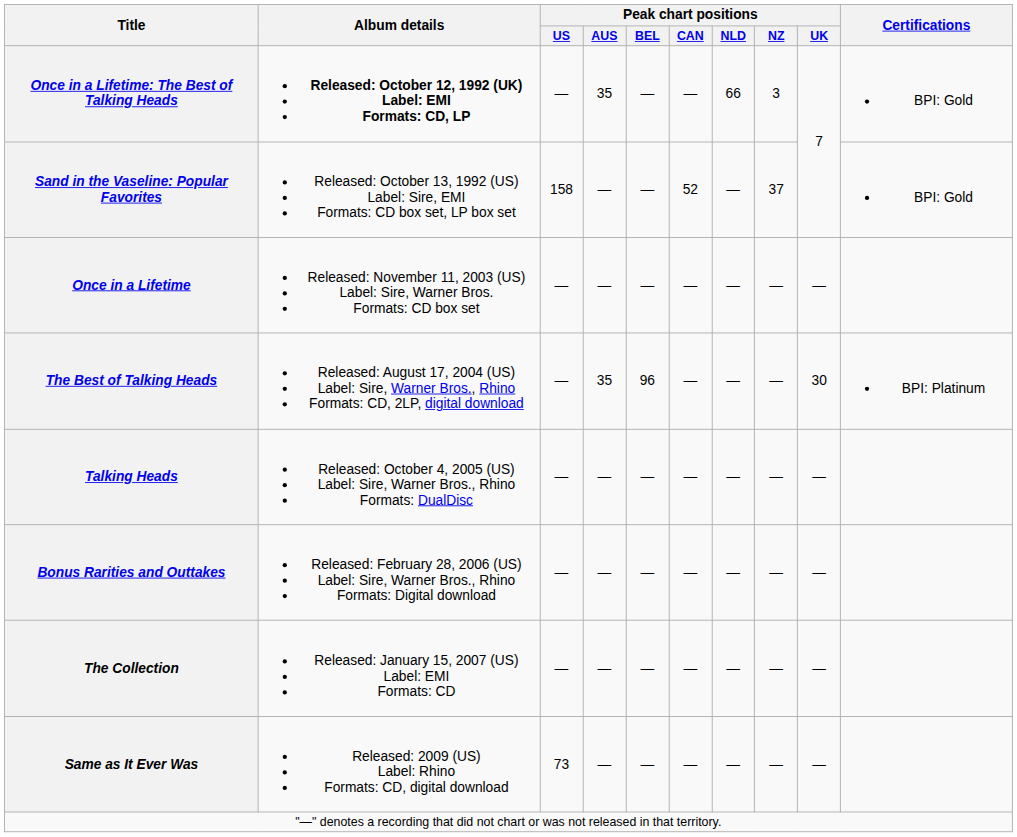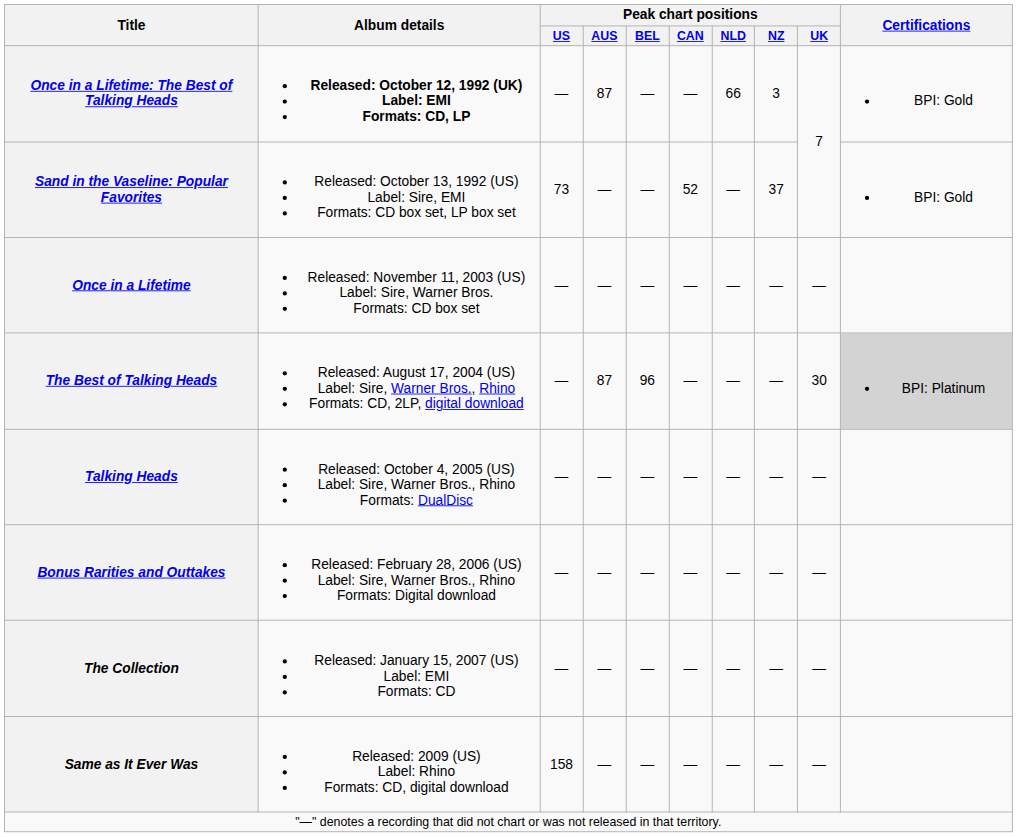(604, 93) 35 -> (604, 93) 87
(561, 189) 158 -> (561, 189) 73
(604, 381) 35 -> (604, 381) 87
(926, 389) no background -> (926, 389) lightgrey background
(561, 764) 73 -> (561, 764) 158
